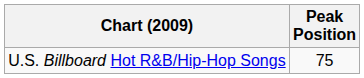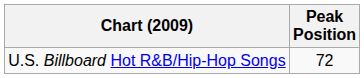(325, 60) 75 -> (325, 60) 72
